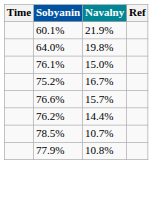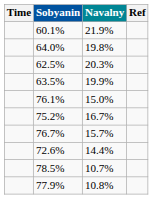+ row: (99, 64)
+ row: (99, 82)
(50, 99) 76.6% -> (50, 133) 76.7%
(50, 116) 76.2% -> (50, 151) 72.6%
